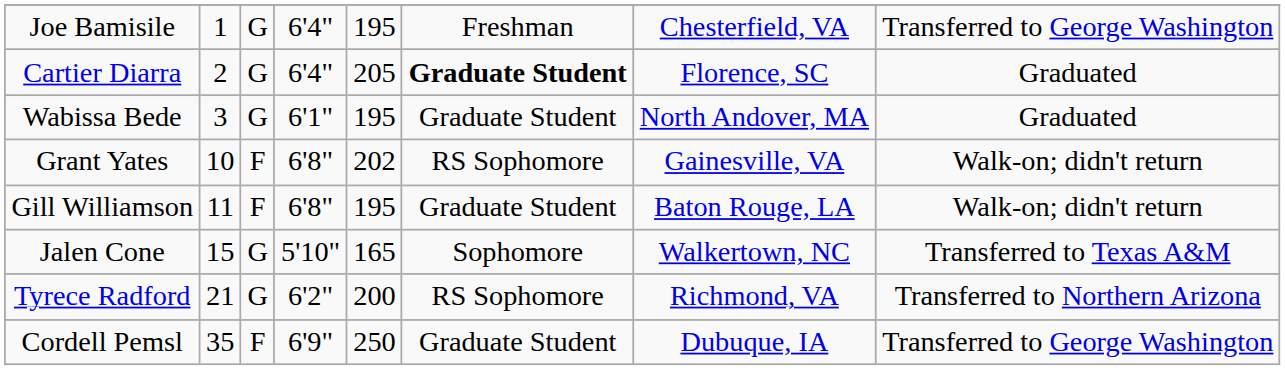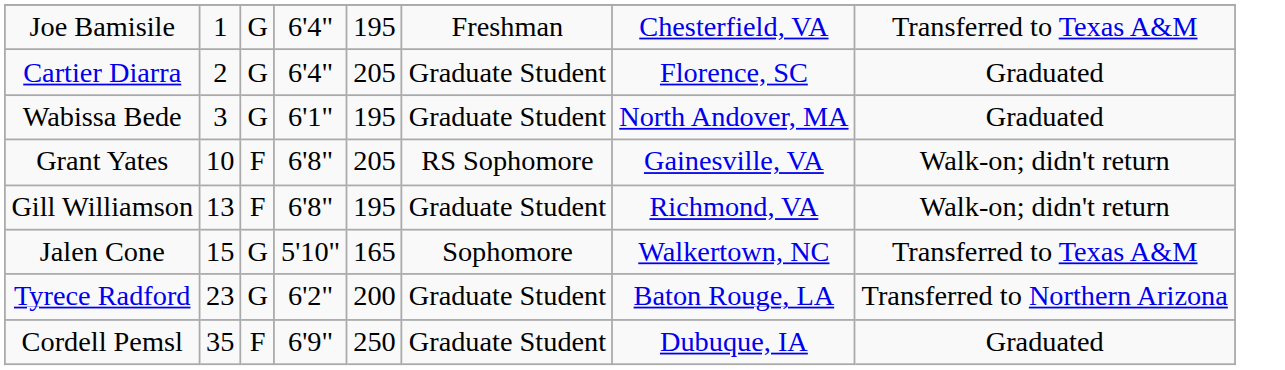(1078, 26) Transferred to George Washington -> (1045, 26) Transferred to Texas A&M
(518, 71) bold -> (507, 71) normal
(374, 161) 202 -> (374, 161) 205
(220, 206) 11 -> (220, 206) 13
(754, 206) Baton Rouge, LA -> (734, 206) Richmond, VA
(220, 296) 21 -> (220, 296) 23
(518, 296) RS Sophomore -> (507, 296) Graduate Student
(754, 296) Richmond, VA -> (734, 296) Baton Rouge, LA
(1078, 341) Transferred to George Washington -> (1045, 341) Graduated
